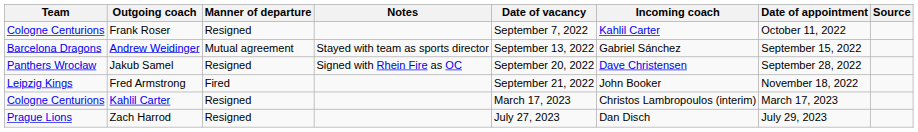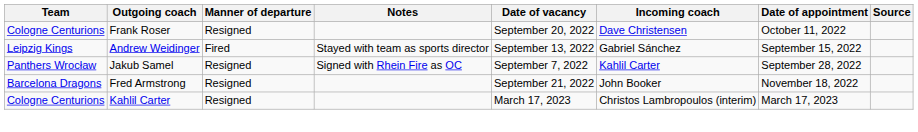(541, 30) September 7, 2022 -> (544, 30) September 20, 2022
(629, 30) Kahlil Carter -> (643, 30) Dave Christensen
(54, 48) Barcelona Dragons -> (40, 48) Leipzig Kings
(249, 48) Mutual agreement -> (217, 48) Fired
(544, 65) September 20, 2022 -> (541, 65) September 7, 2022
(643, 65) Dave Christensen -> (629, 65) Kahlil Carter
(40, 83) Leipzig Kings -> (54, 83) Barcelona Dragons
(217, 83) Fired -> (228, 83) Resigned
- row: (140, 118)
